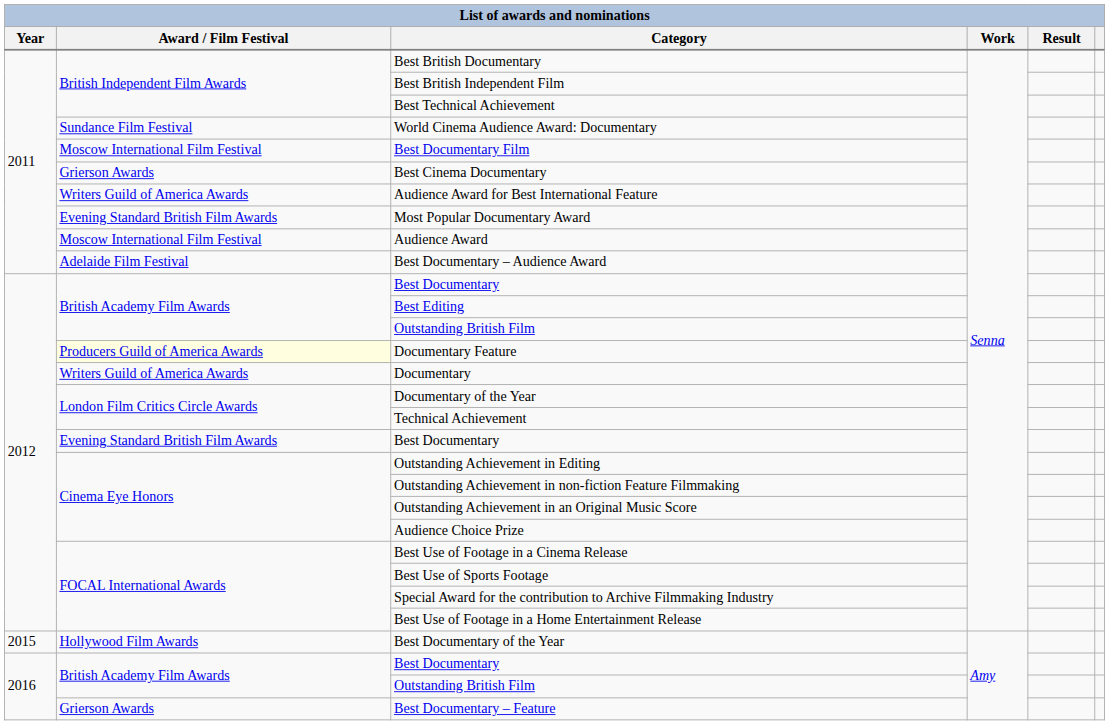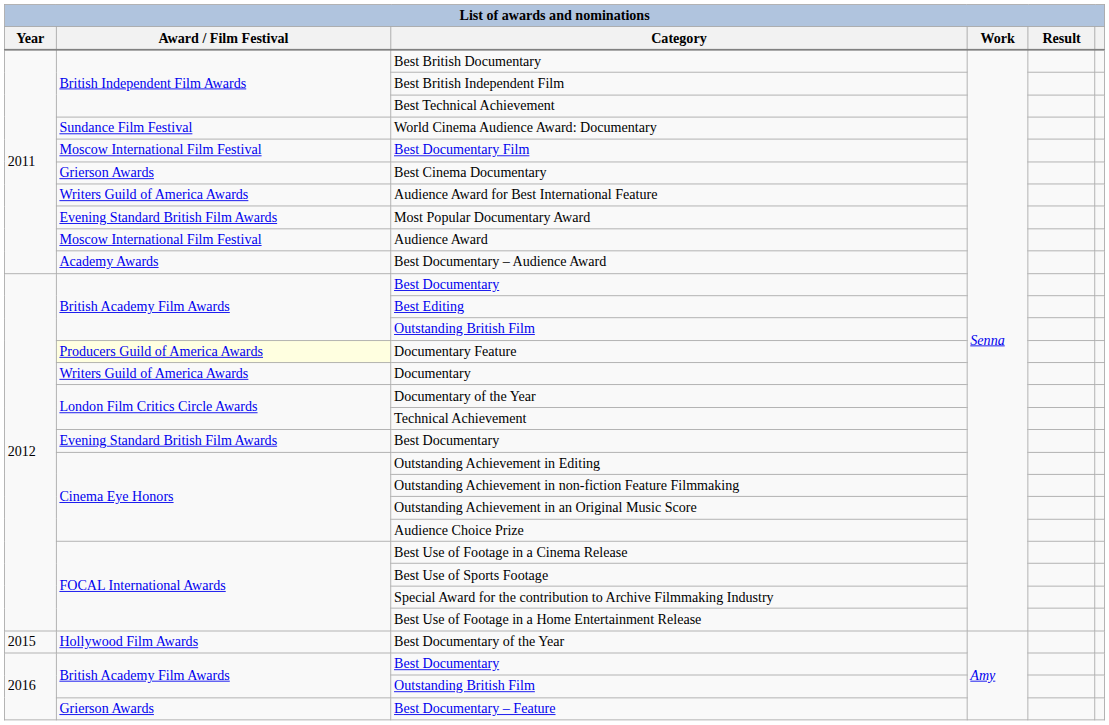(124, 262) Adelaide Film Festival -> (109, 262) Academy Awards
